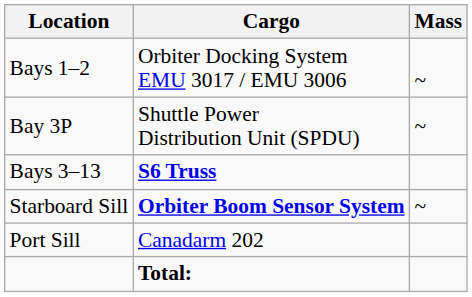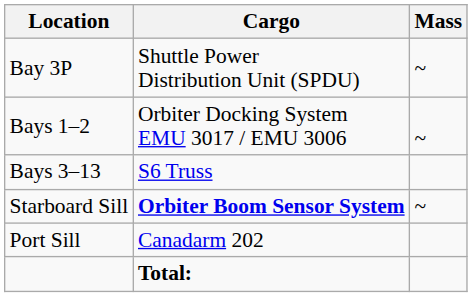rows swapped: (50, 67) <-> (41, 125)
(177, 171) bold -> (175, 171) normal
